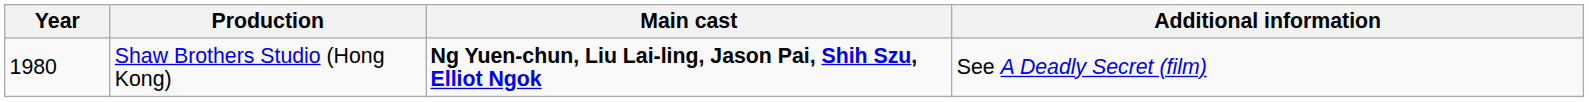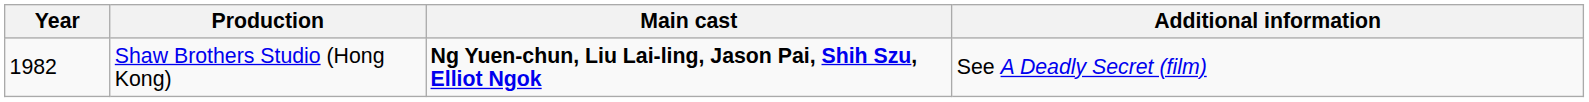(33, 67) 1980 -> (33, 67) 1982
